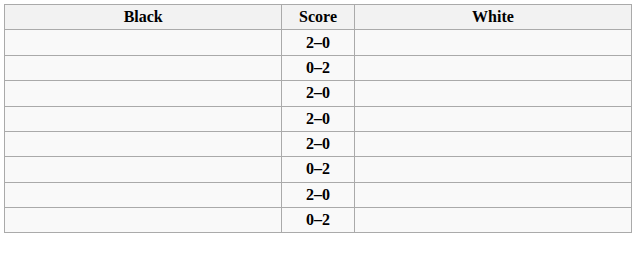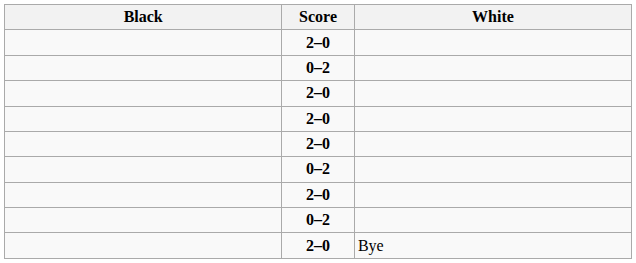+ row: (318, 245)
